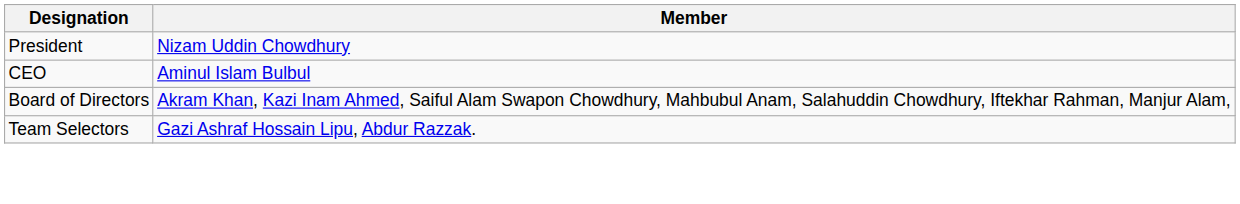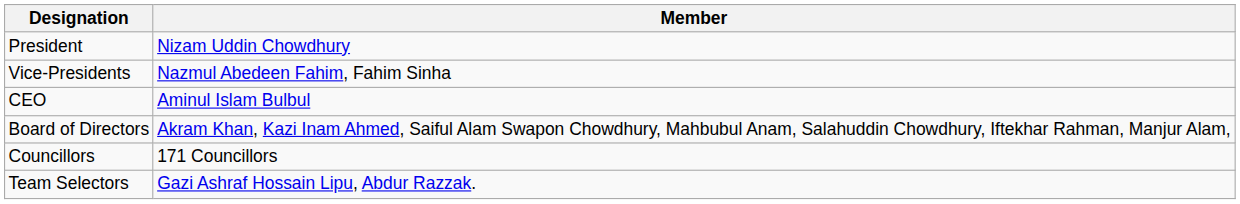+ row: (69, 73)
+ row: (52, 156)
